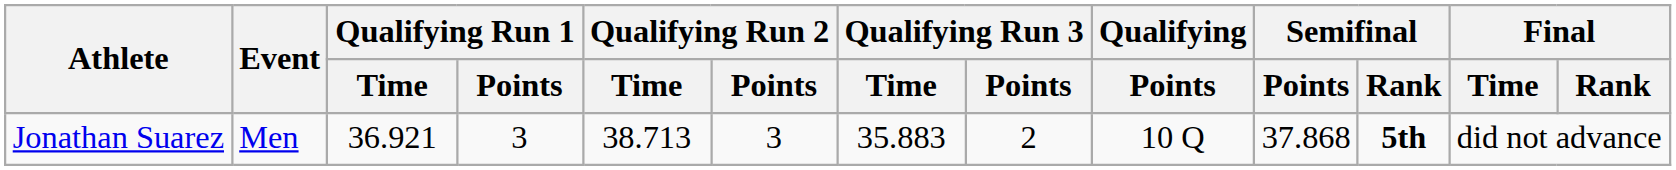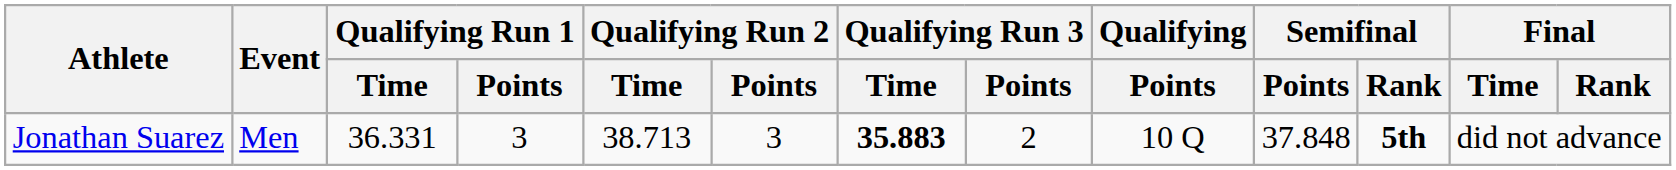(392, 138) 36.921 -> (392, 138) 36.331
(901, 138) normal -> (901, 138) bold
(1306, 138) 37.868 -> (1306, 138) 37.848
